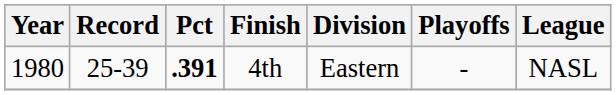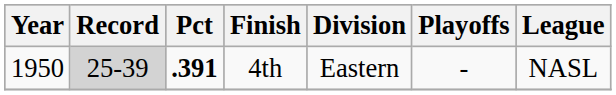(38, 67) 1980 -> (38, 67) 1950
(118, 67) no background -> (118, 67) lightgrey background
